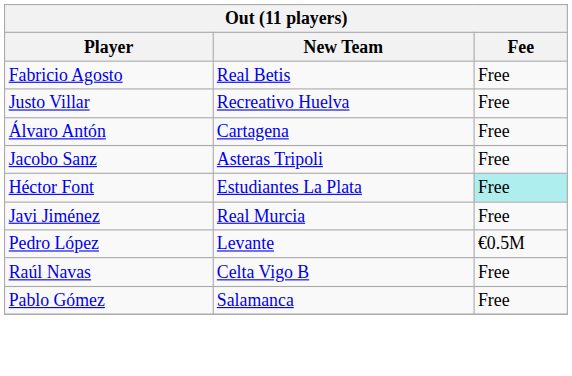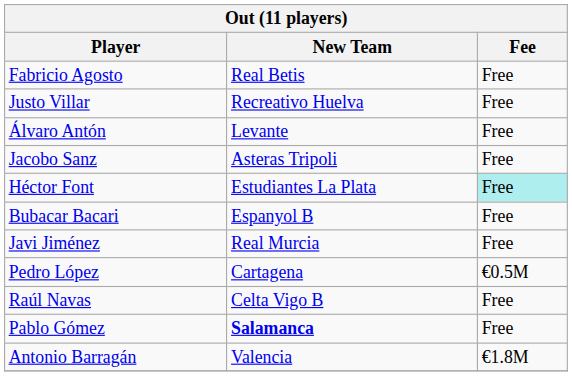(253, 131) Cartagena -> (260, 131) Levante
+ row: (64, 215)
(245, 243) Levante -> (267, 272) Cartagena
(255, 300) normal -> (272, 328) bold
+ row: (73, 356)
